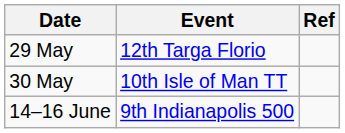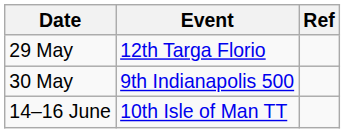(204, 81) 10th Isle of Man TT -> (207, 81) 9th Indianapolis 500
(207, 112) 9th Indianapolis 500 -> (204, 112) 10th Isle of Man TT
